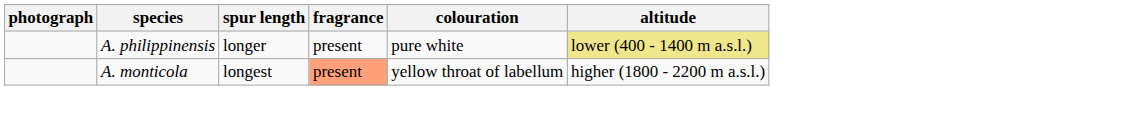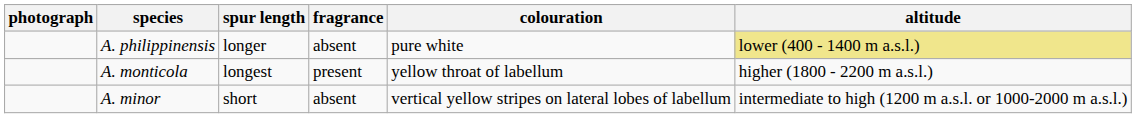(337, 44) present -> (335, 44) absent
(337, 71) lightsalmon background -> (337, 71) no background
+ row: (131, 98)
